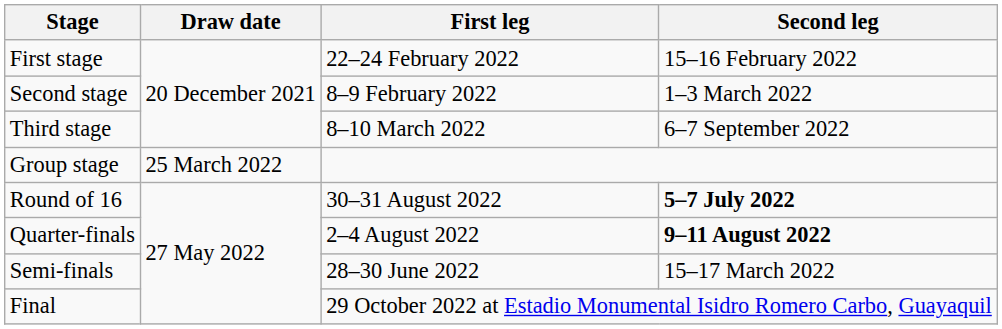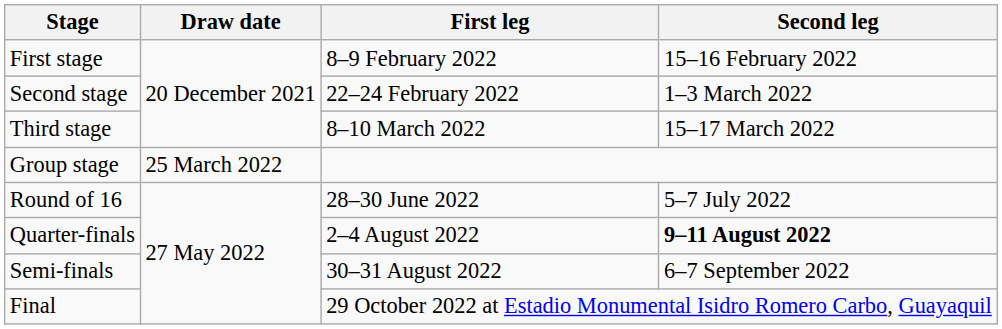(423, 57) 22–24 February 2022 -> (411, 57) 8–9 February 2022
(411, 93) 8–9 February 2022 -> (423, 93) 22–24 February 2022
(757, 128) 6–7 September 2022 -> (749, 128) 15–17 March 2022
(414, 199) 30–31 August 2022 -> (403, 199) 28–30 June 2022
(729, 199) bold -> (728, 199) normal
(403, 270) 28–30 June 2022 -> (414, 270) 30–31 August 2022
(749, 270) 15–17 March 2022 -> (757, 270) 6–7 September 2022
